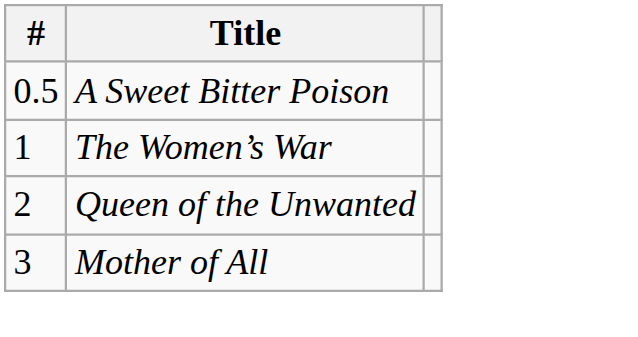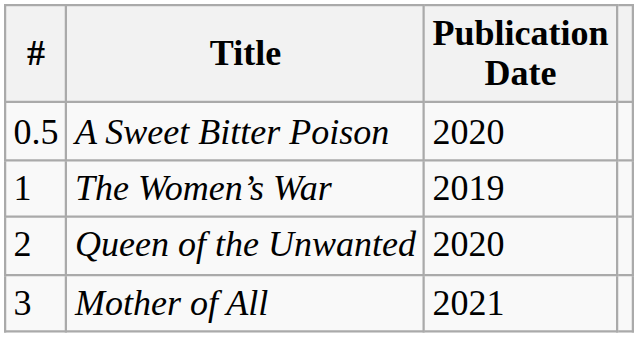+ column: (521, 53)
